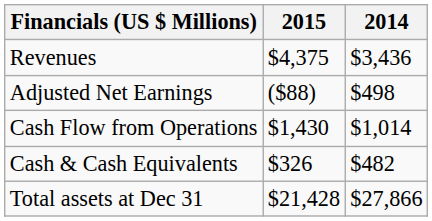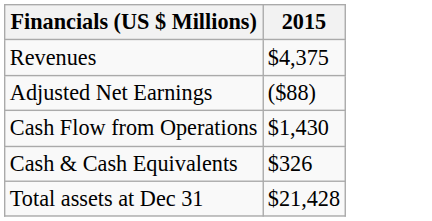- column: (386, 22)
